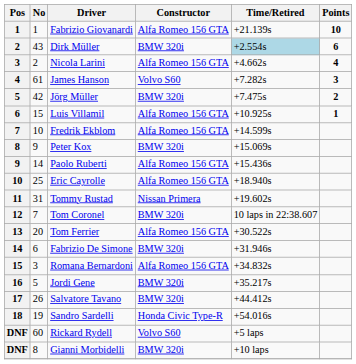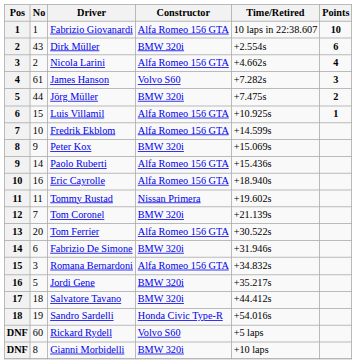(253, 29) +21.139s -> (275, 29) 10 laps in 22:38.607
(250, 46) lightblue background -> (250, 46) no background
(38, 97) 42 -> (38, 97) 44
(38, 181) 25 -> (38, 181) 16
(38, 198) 31 -> (38, 198) 11
(275, 215) 10 laps in 22:38.607 -> (253, 215) +21.139s
(38, 299) 26 -> (38, 299) 18
